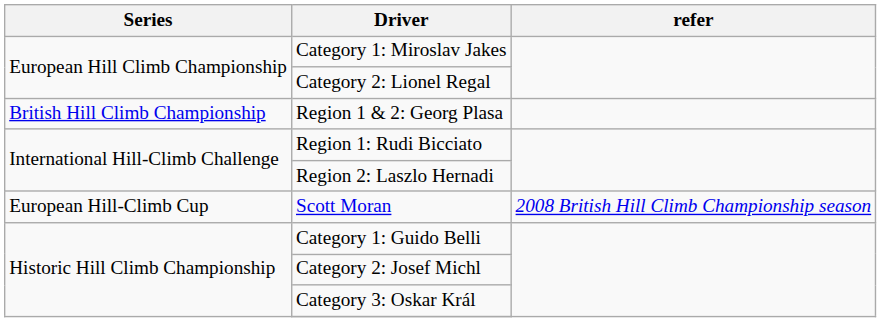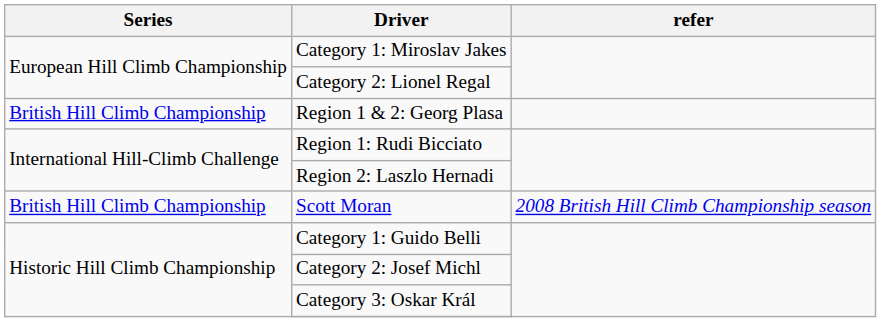(109, 206) European Hill-Climb Cup -> (137, 206) British Hill Climb Championship
